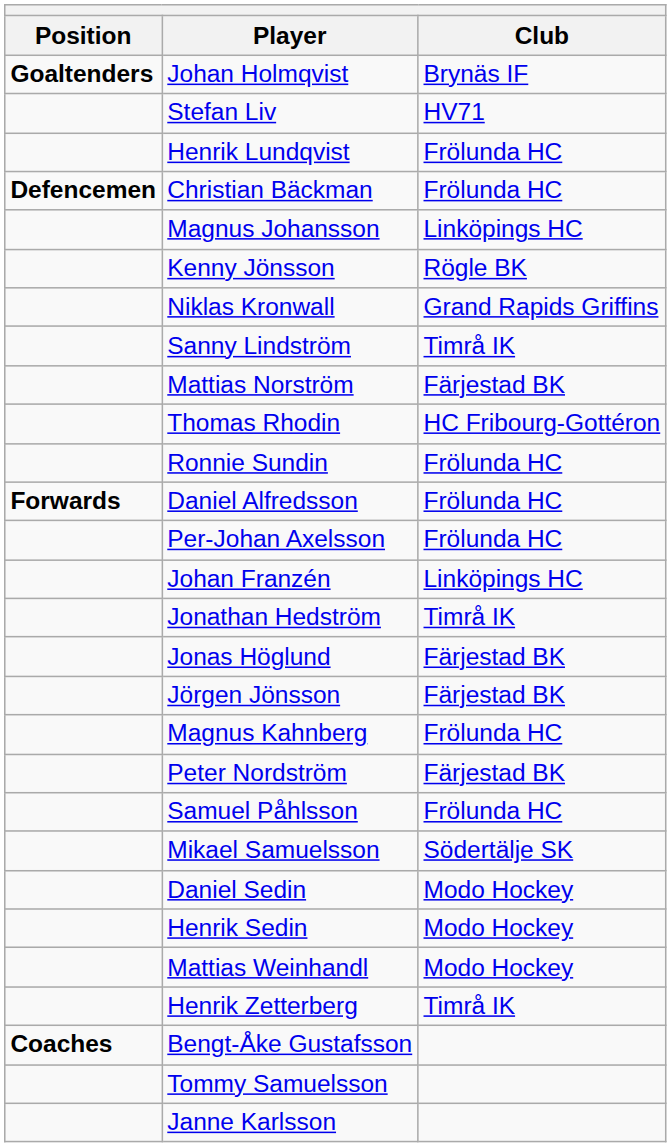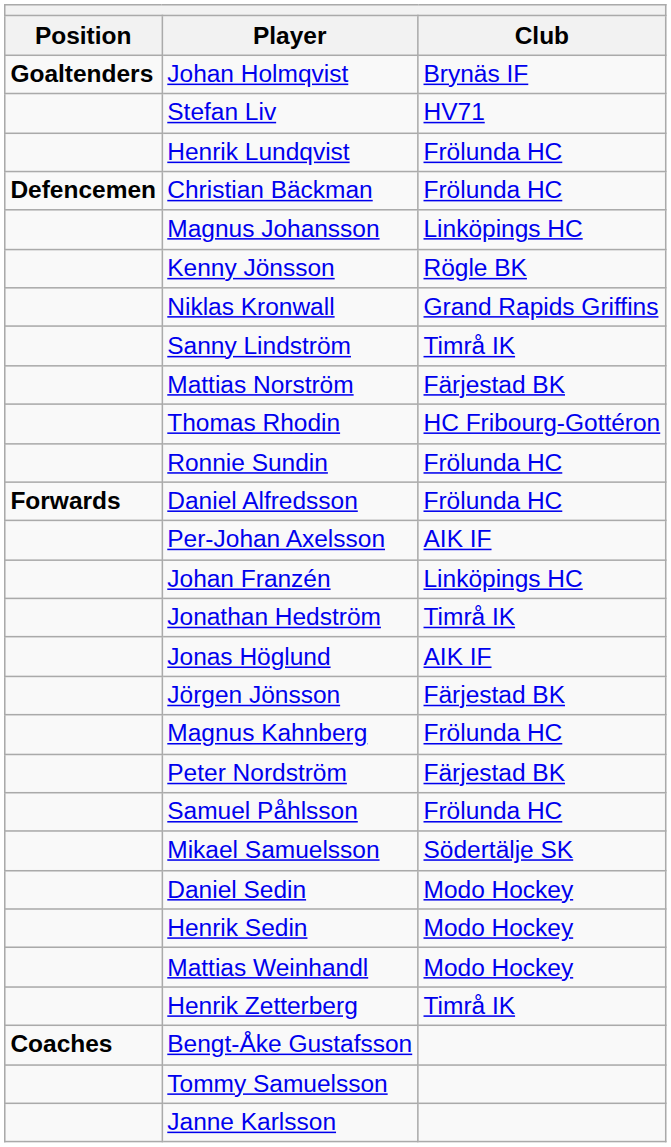(493, 539) Frölunda HC -> (458, 539) AIK IF
(494, 656) Färjestad BK -> (458, 656) AIK IF
